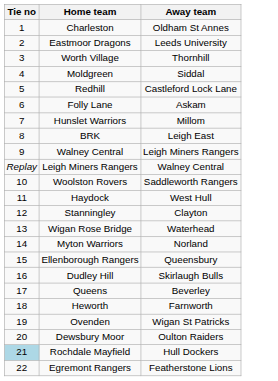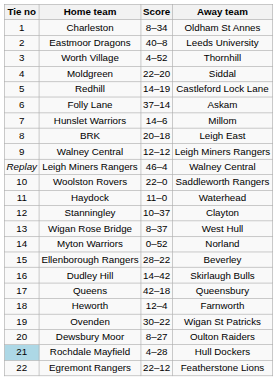+ column: (157, 12)
(191, 197) West Hull -> (222, 197) Waterhead
(191, 228) Waterhead -> (222, 228) West Hull
(191, 259) Queensbury -> (222, 259) Beverley
(191, 290) Beverley -> (222, 290) Queensbury
